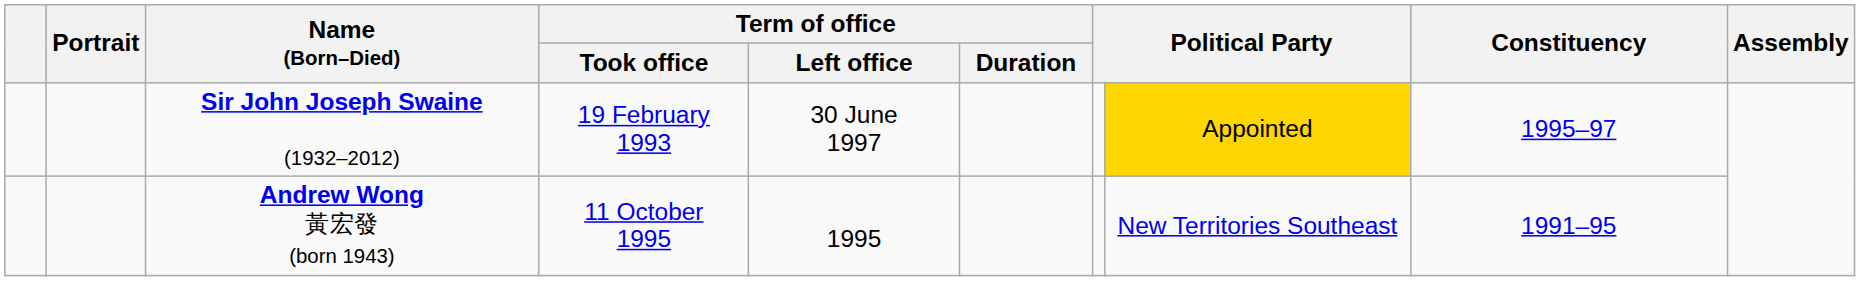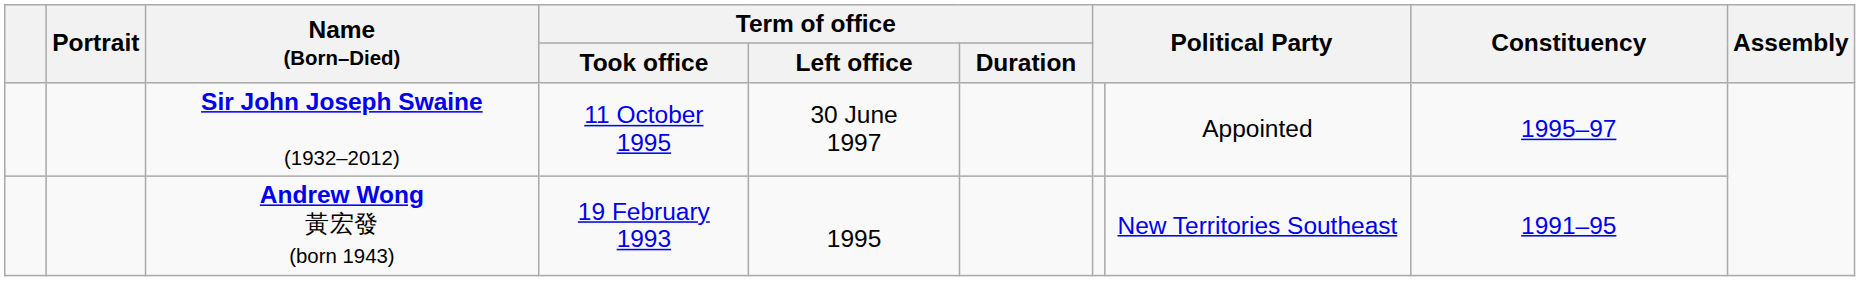(644, 129) 19 February 1993 -> (644, 129) 11 October 1995
(1257, 129) gold background -> (1257, 129) no background
(644, 225) 11 October 1995 -> (644, 225) 19 February 1993
